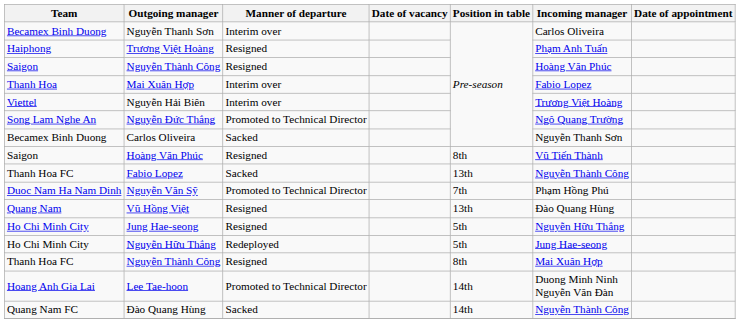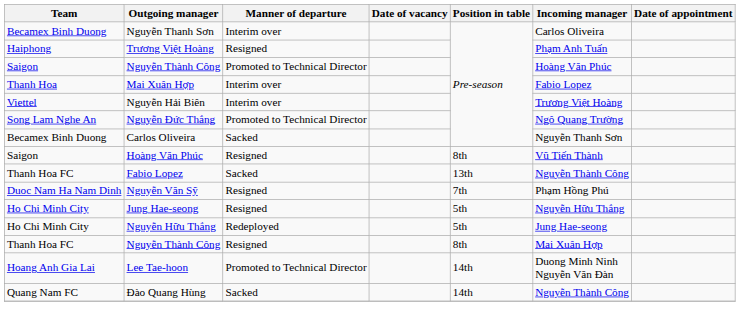(246, 66) Resigned -> (296, 66) Promoted to Technical Director
(296, 191) Promoted to Technical Director -> (246, 191) Resigned
- row: (34, 208)
